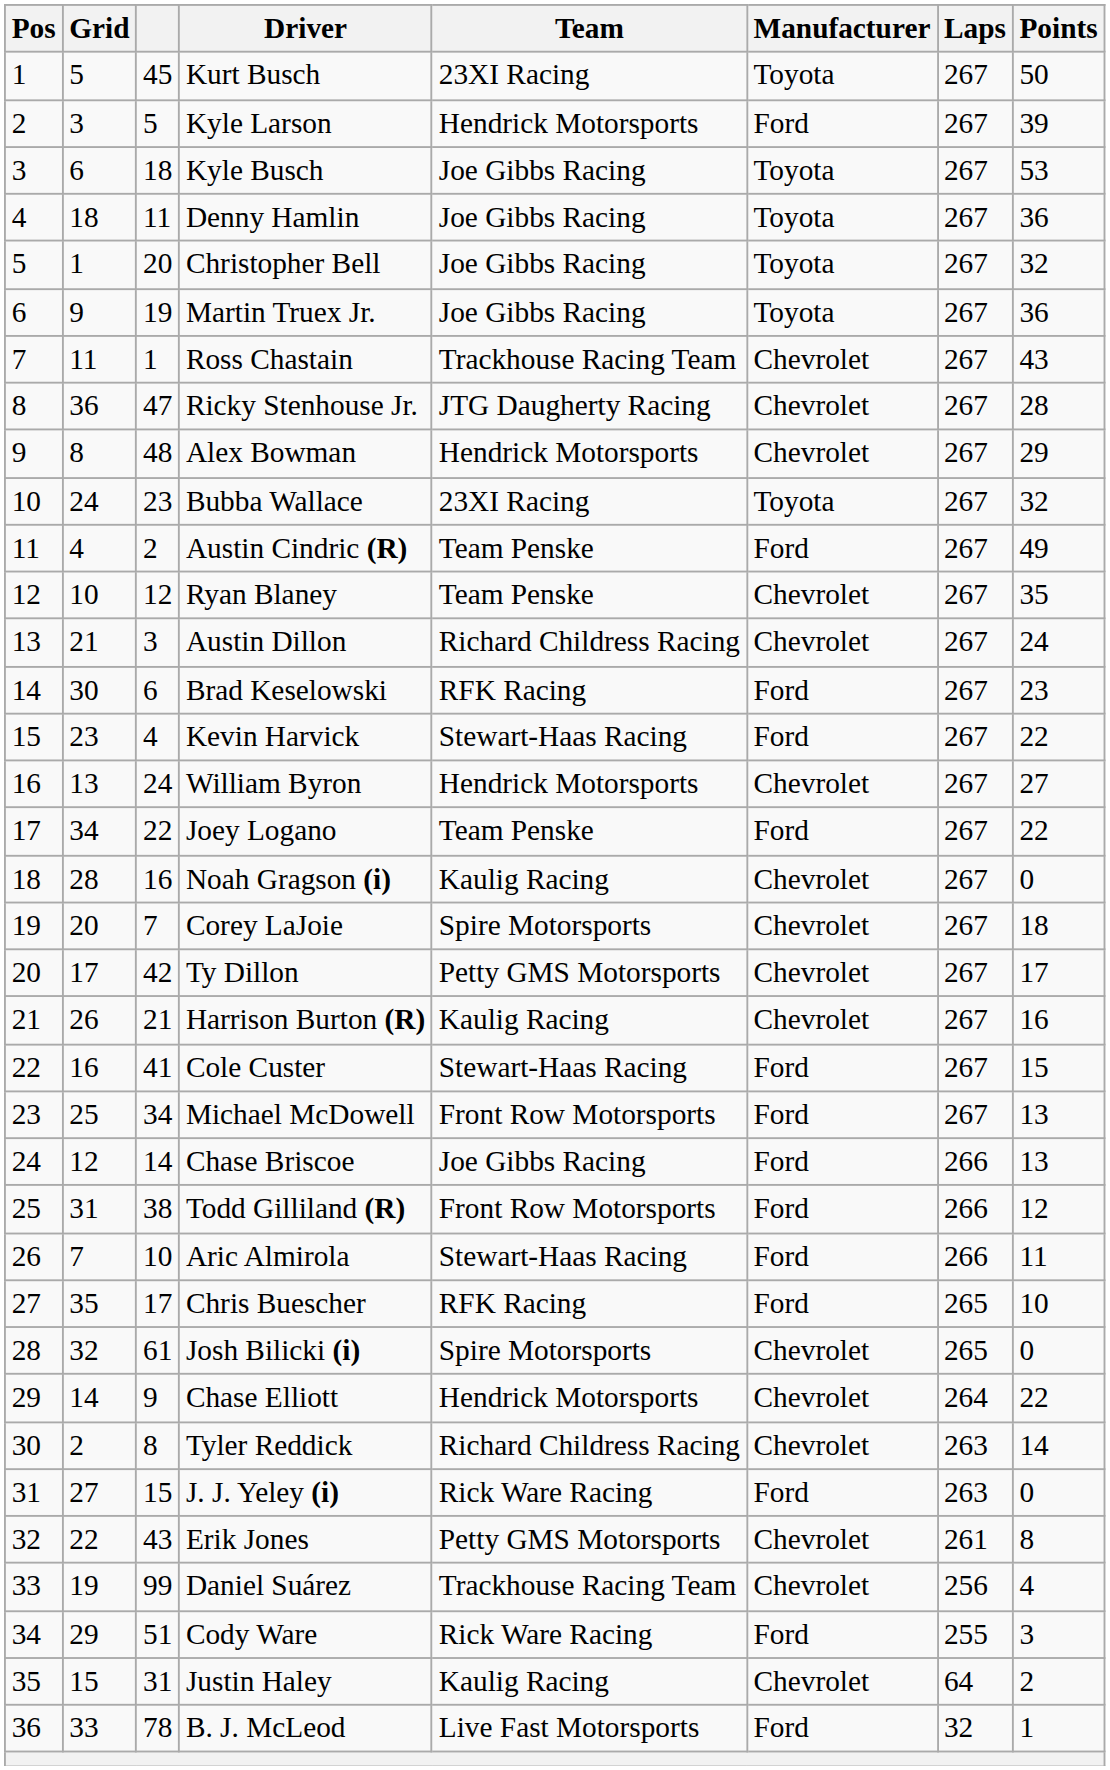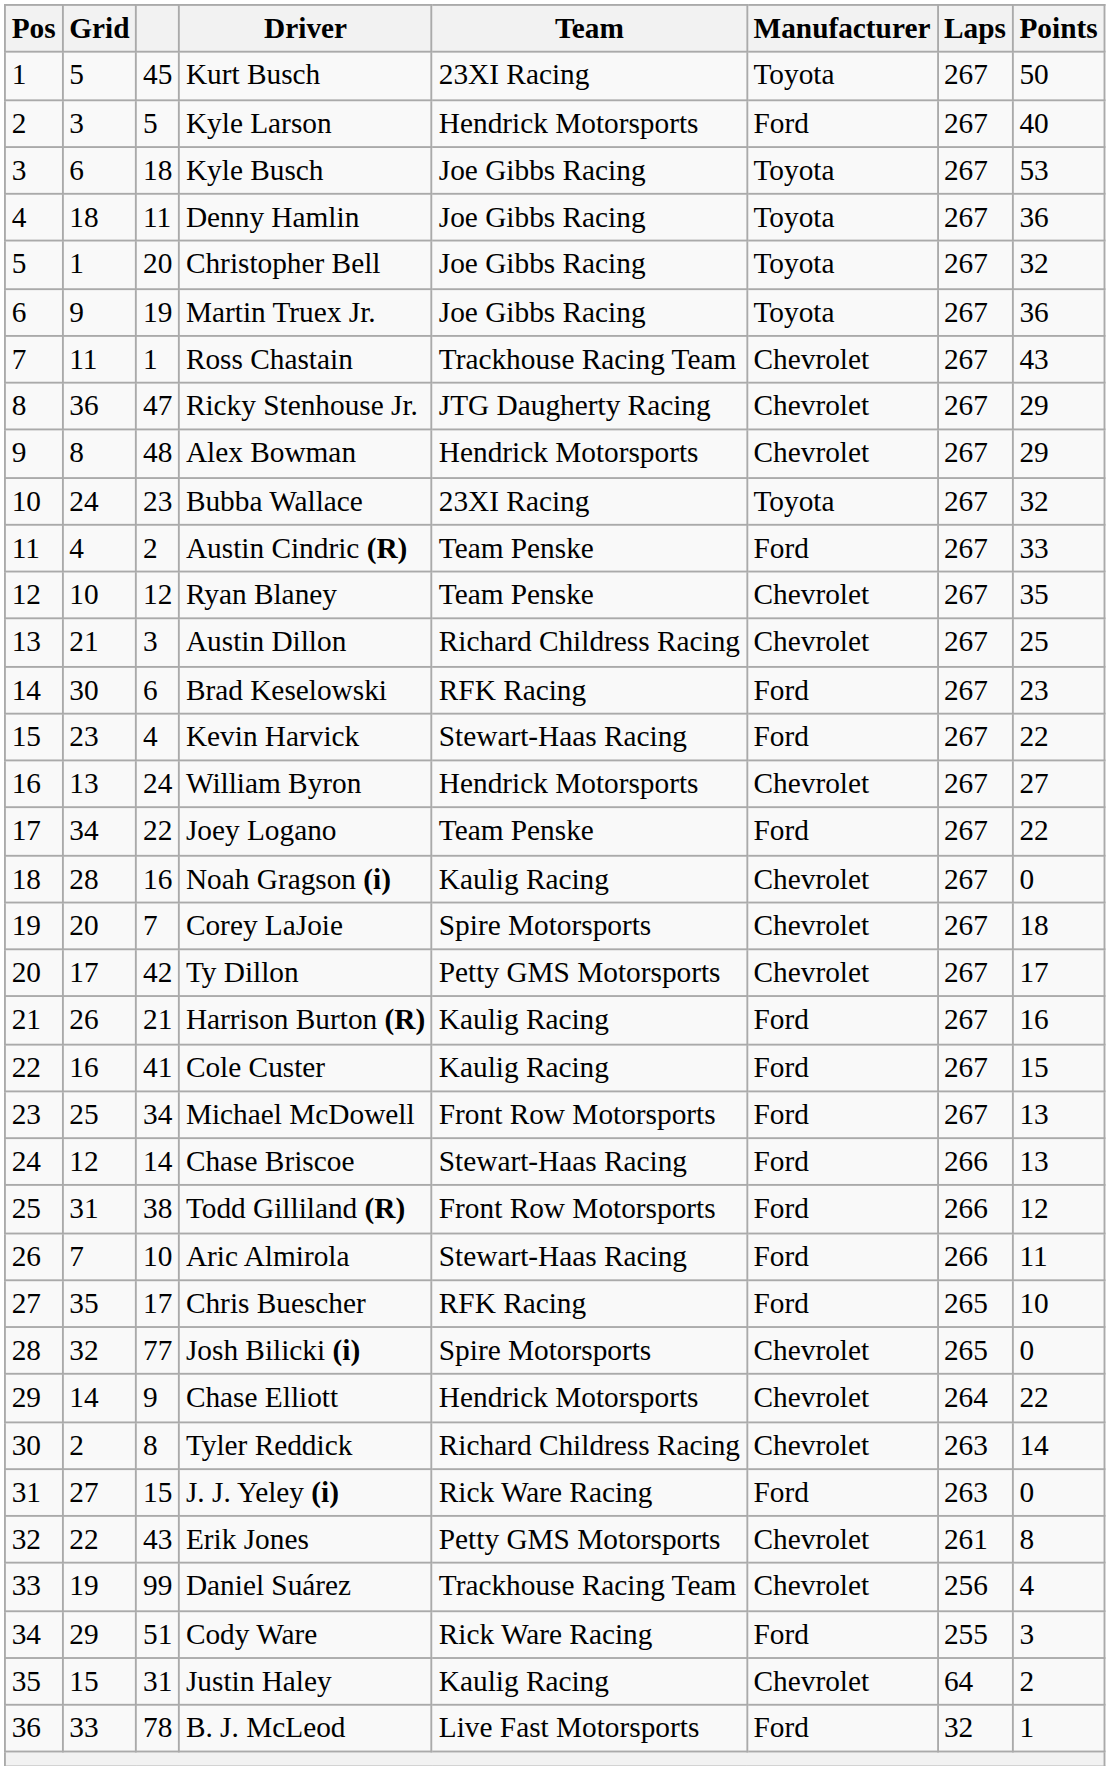(1034, 122) 39 -> (1034, 122) 40
(1034, 405) 28 -> (1034, 405) 29
(1034, 547) 49 -> (1034, 547) 33
(1034, 641) 24 -> (1034, 641) 25
(811, 1019) Chevrolet -> (781, 1019) Ford
(563, 1066) Stewart-Haas Racing -> (524, 1066) Kaulig Racing
(542, 1161) Joe Gibbs Racing -> (563, 1161) Stewart-Haas Racing
(158, 1349) 61 -> (158, 1349) 77
